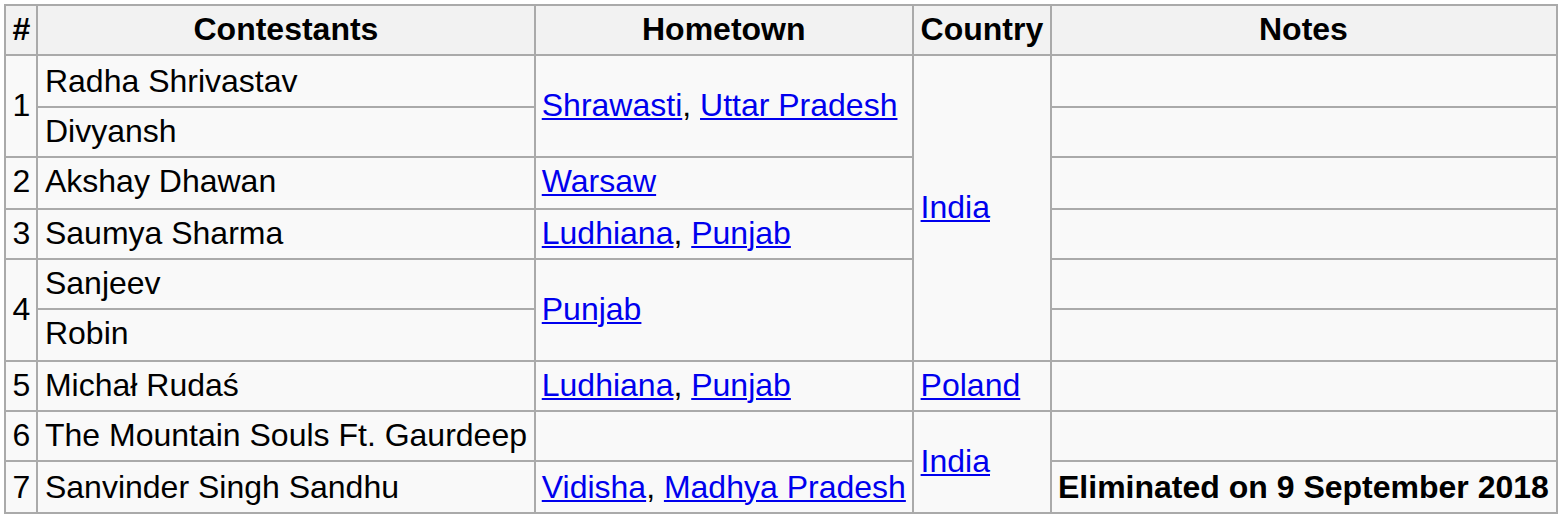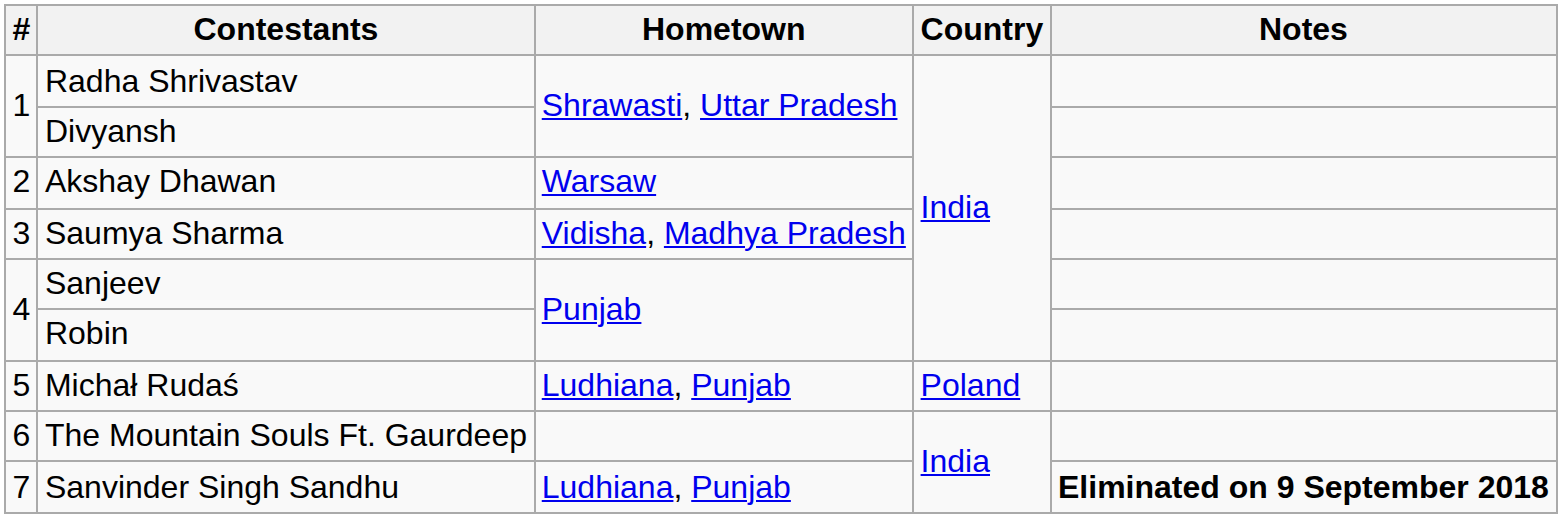(666, 232) Ludhiana, Punjab -> (724, 232) Vidisha, Madhya Pradesh
(724, 486) Vidisha, Madhya Pradesh -> (666, 486) Ludhiana, Punjab
